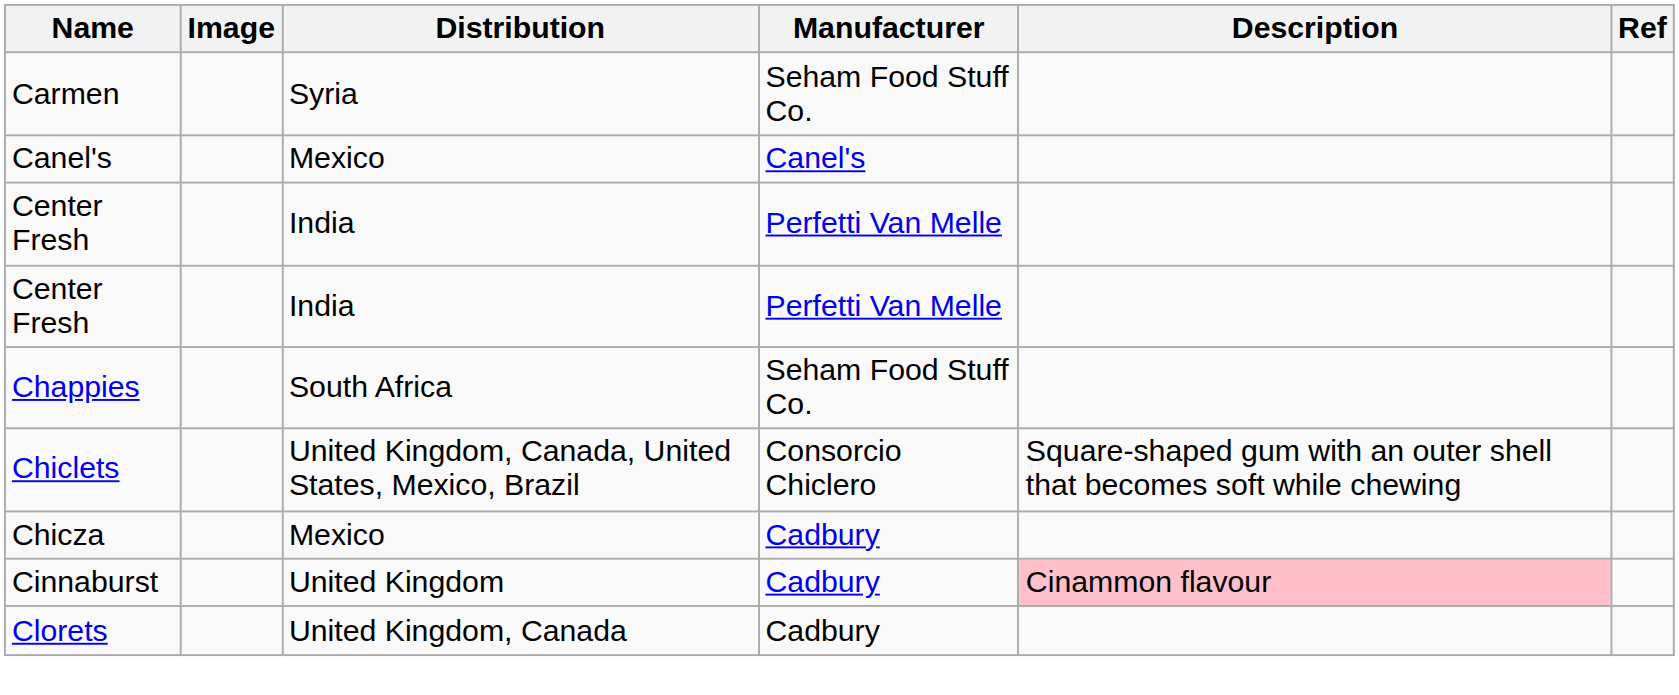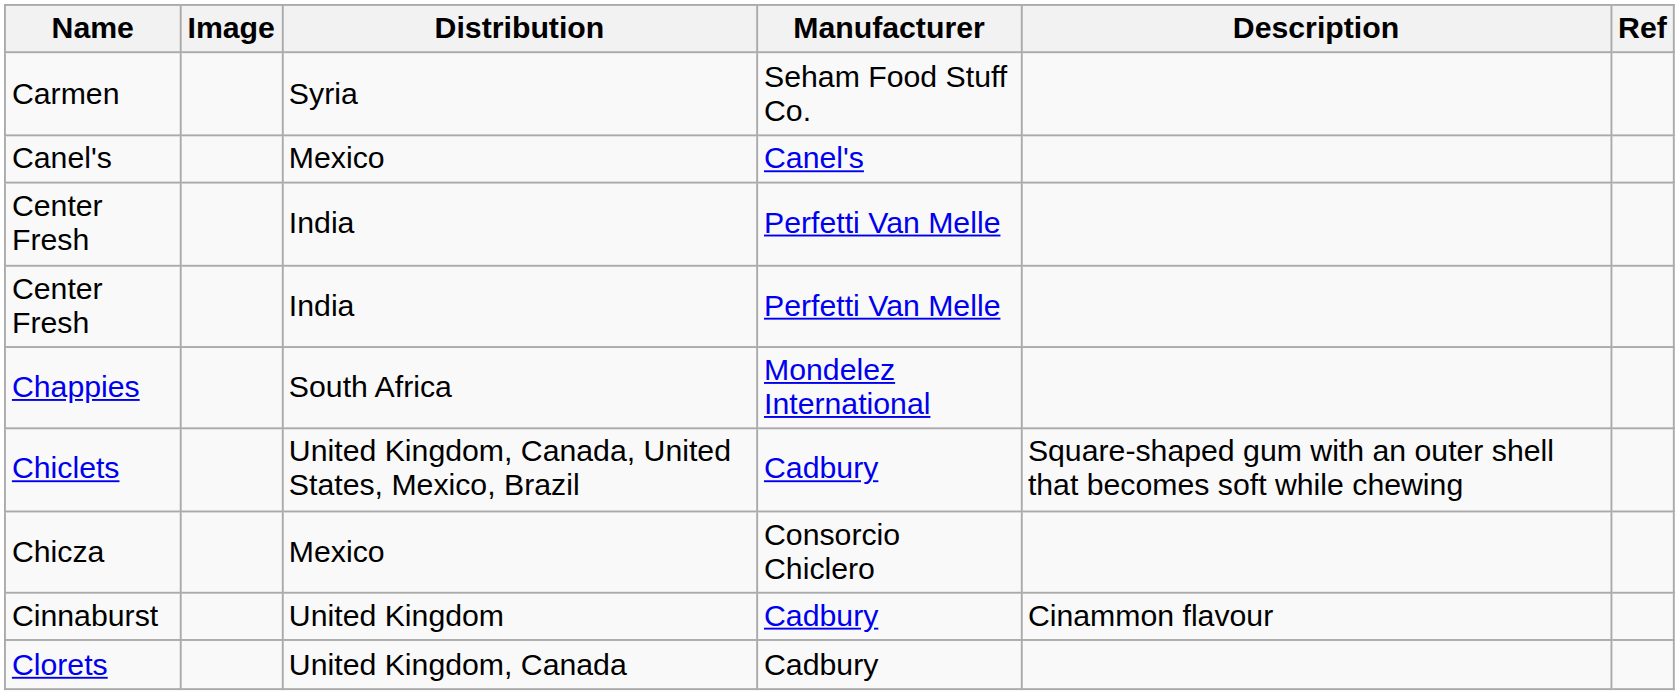(887, 387) Seham Food Stuff Co. -> (847, 387) Mondelez International
(834, 469) Consorcio Chiclero -> (821, 469) Cadbury
(823, 534) Cadbury -> (832, 551) Consorcio Chiclero
(1149, 582) pink background -> (1151, 616) no background
